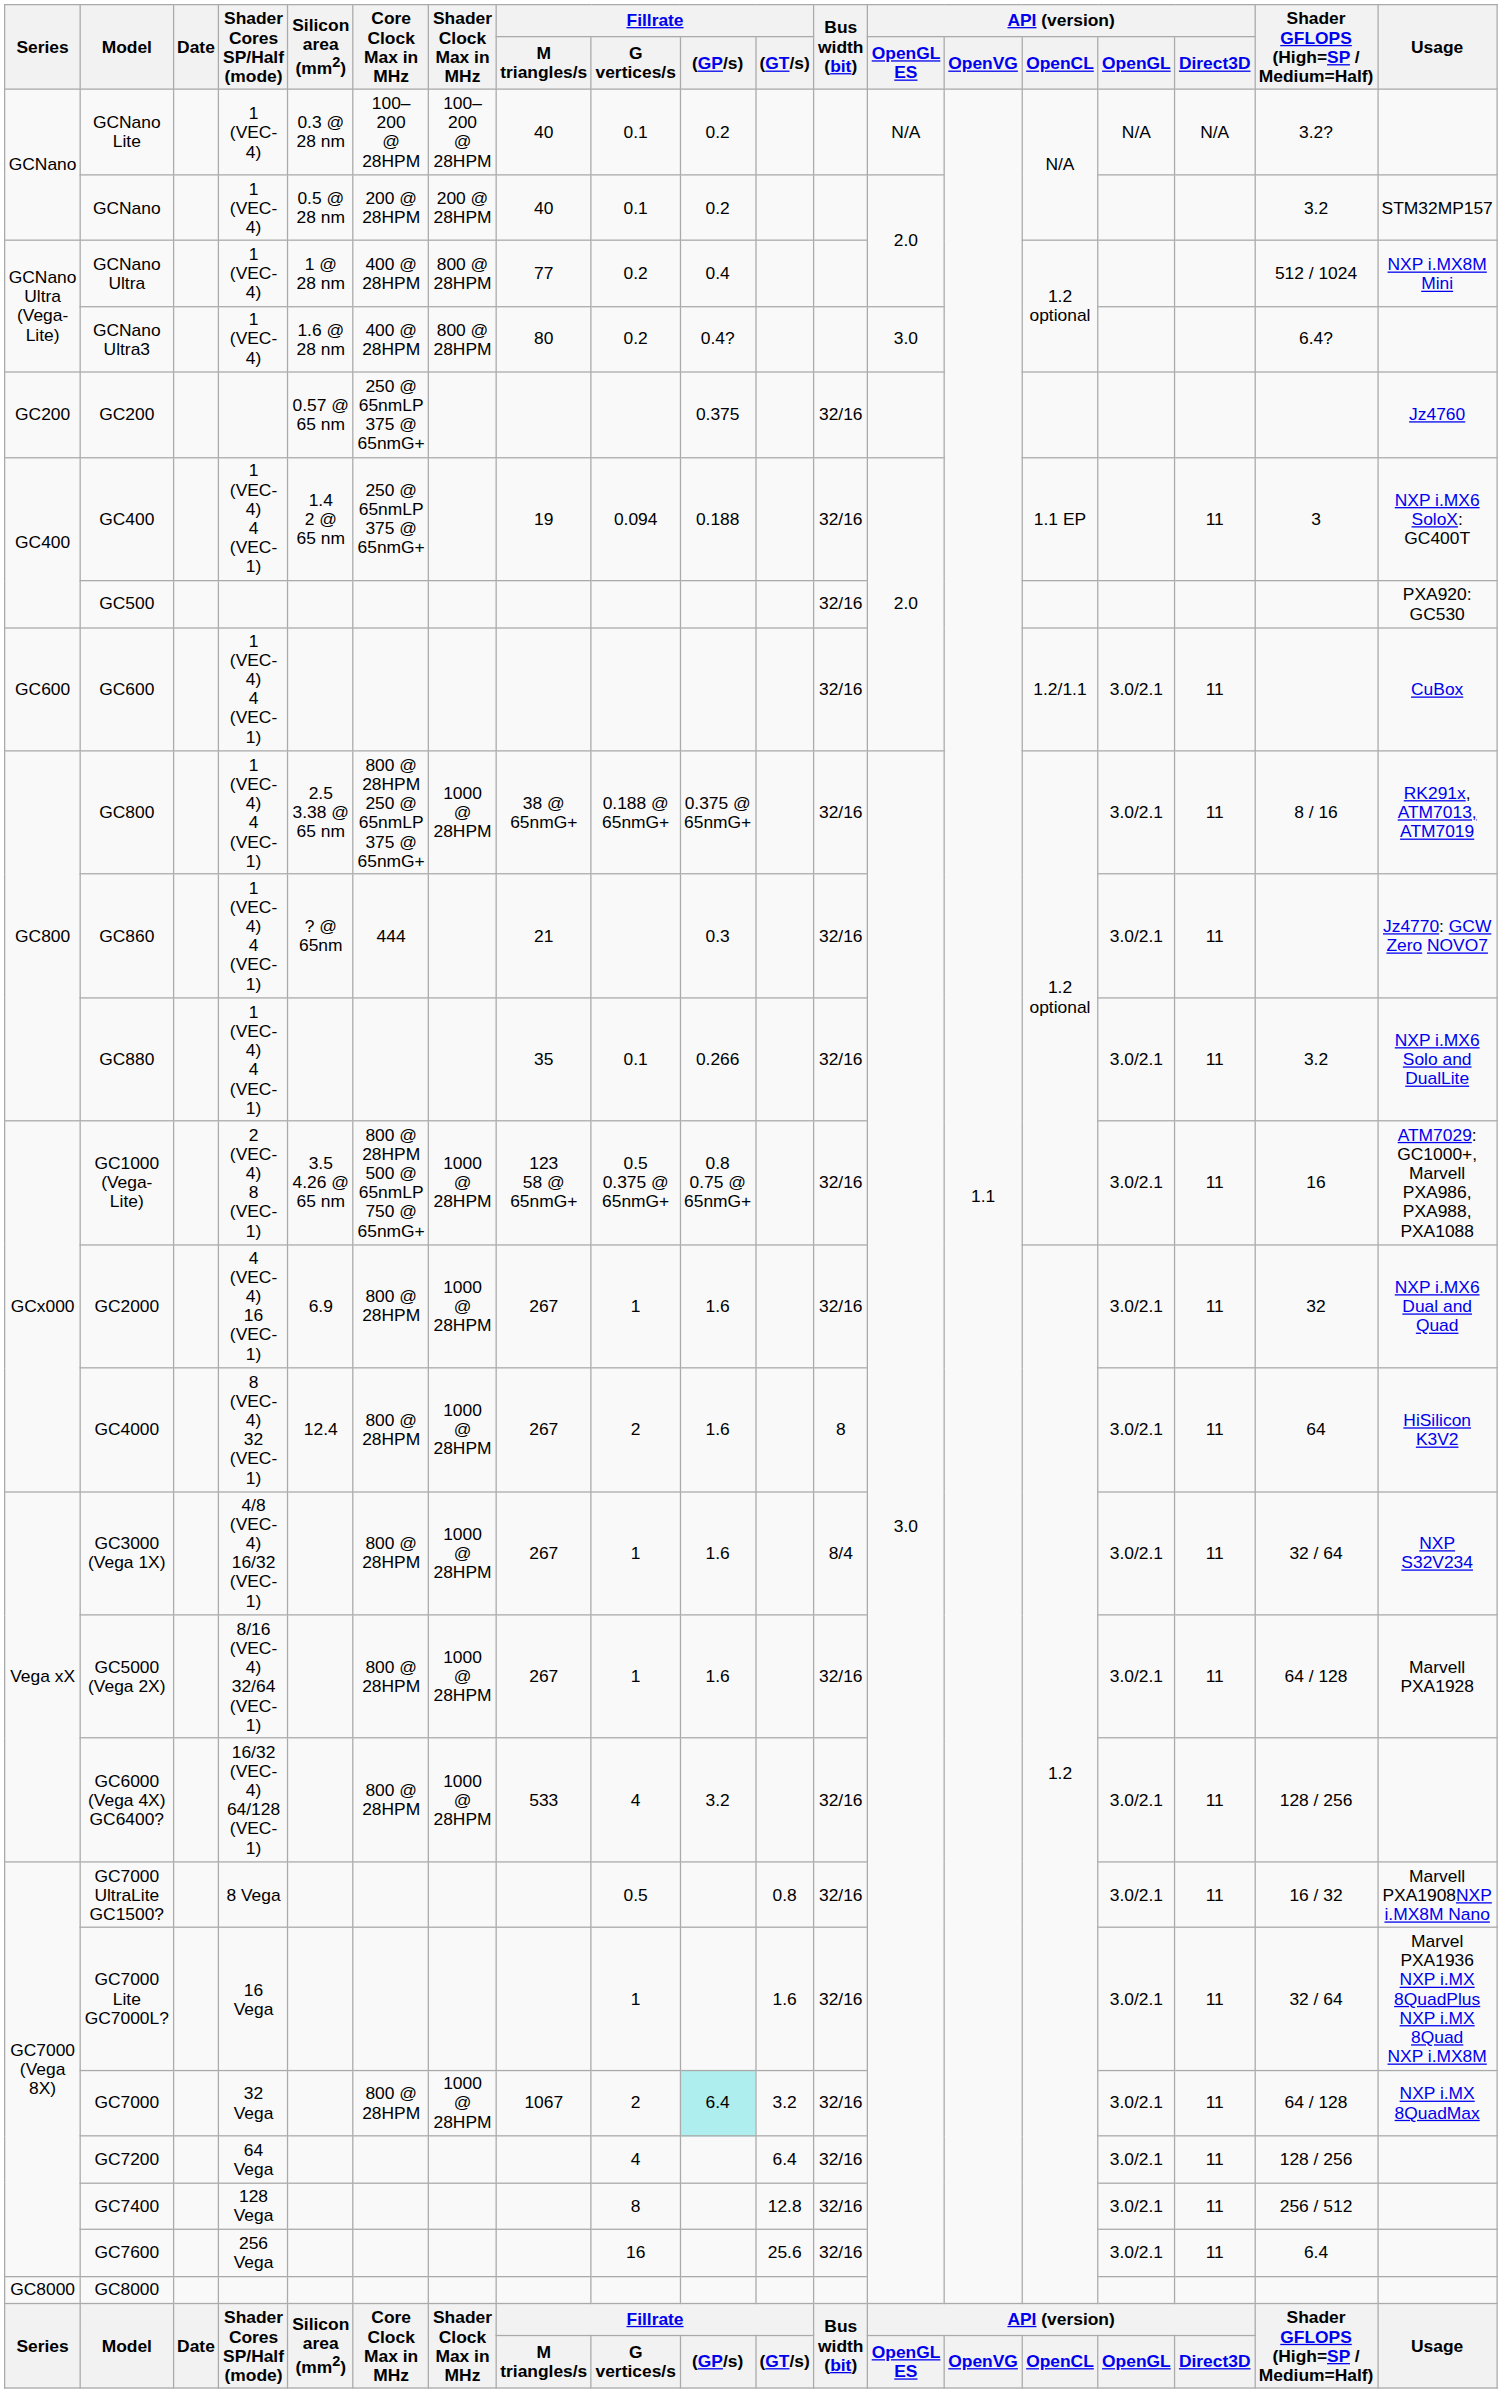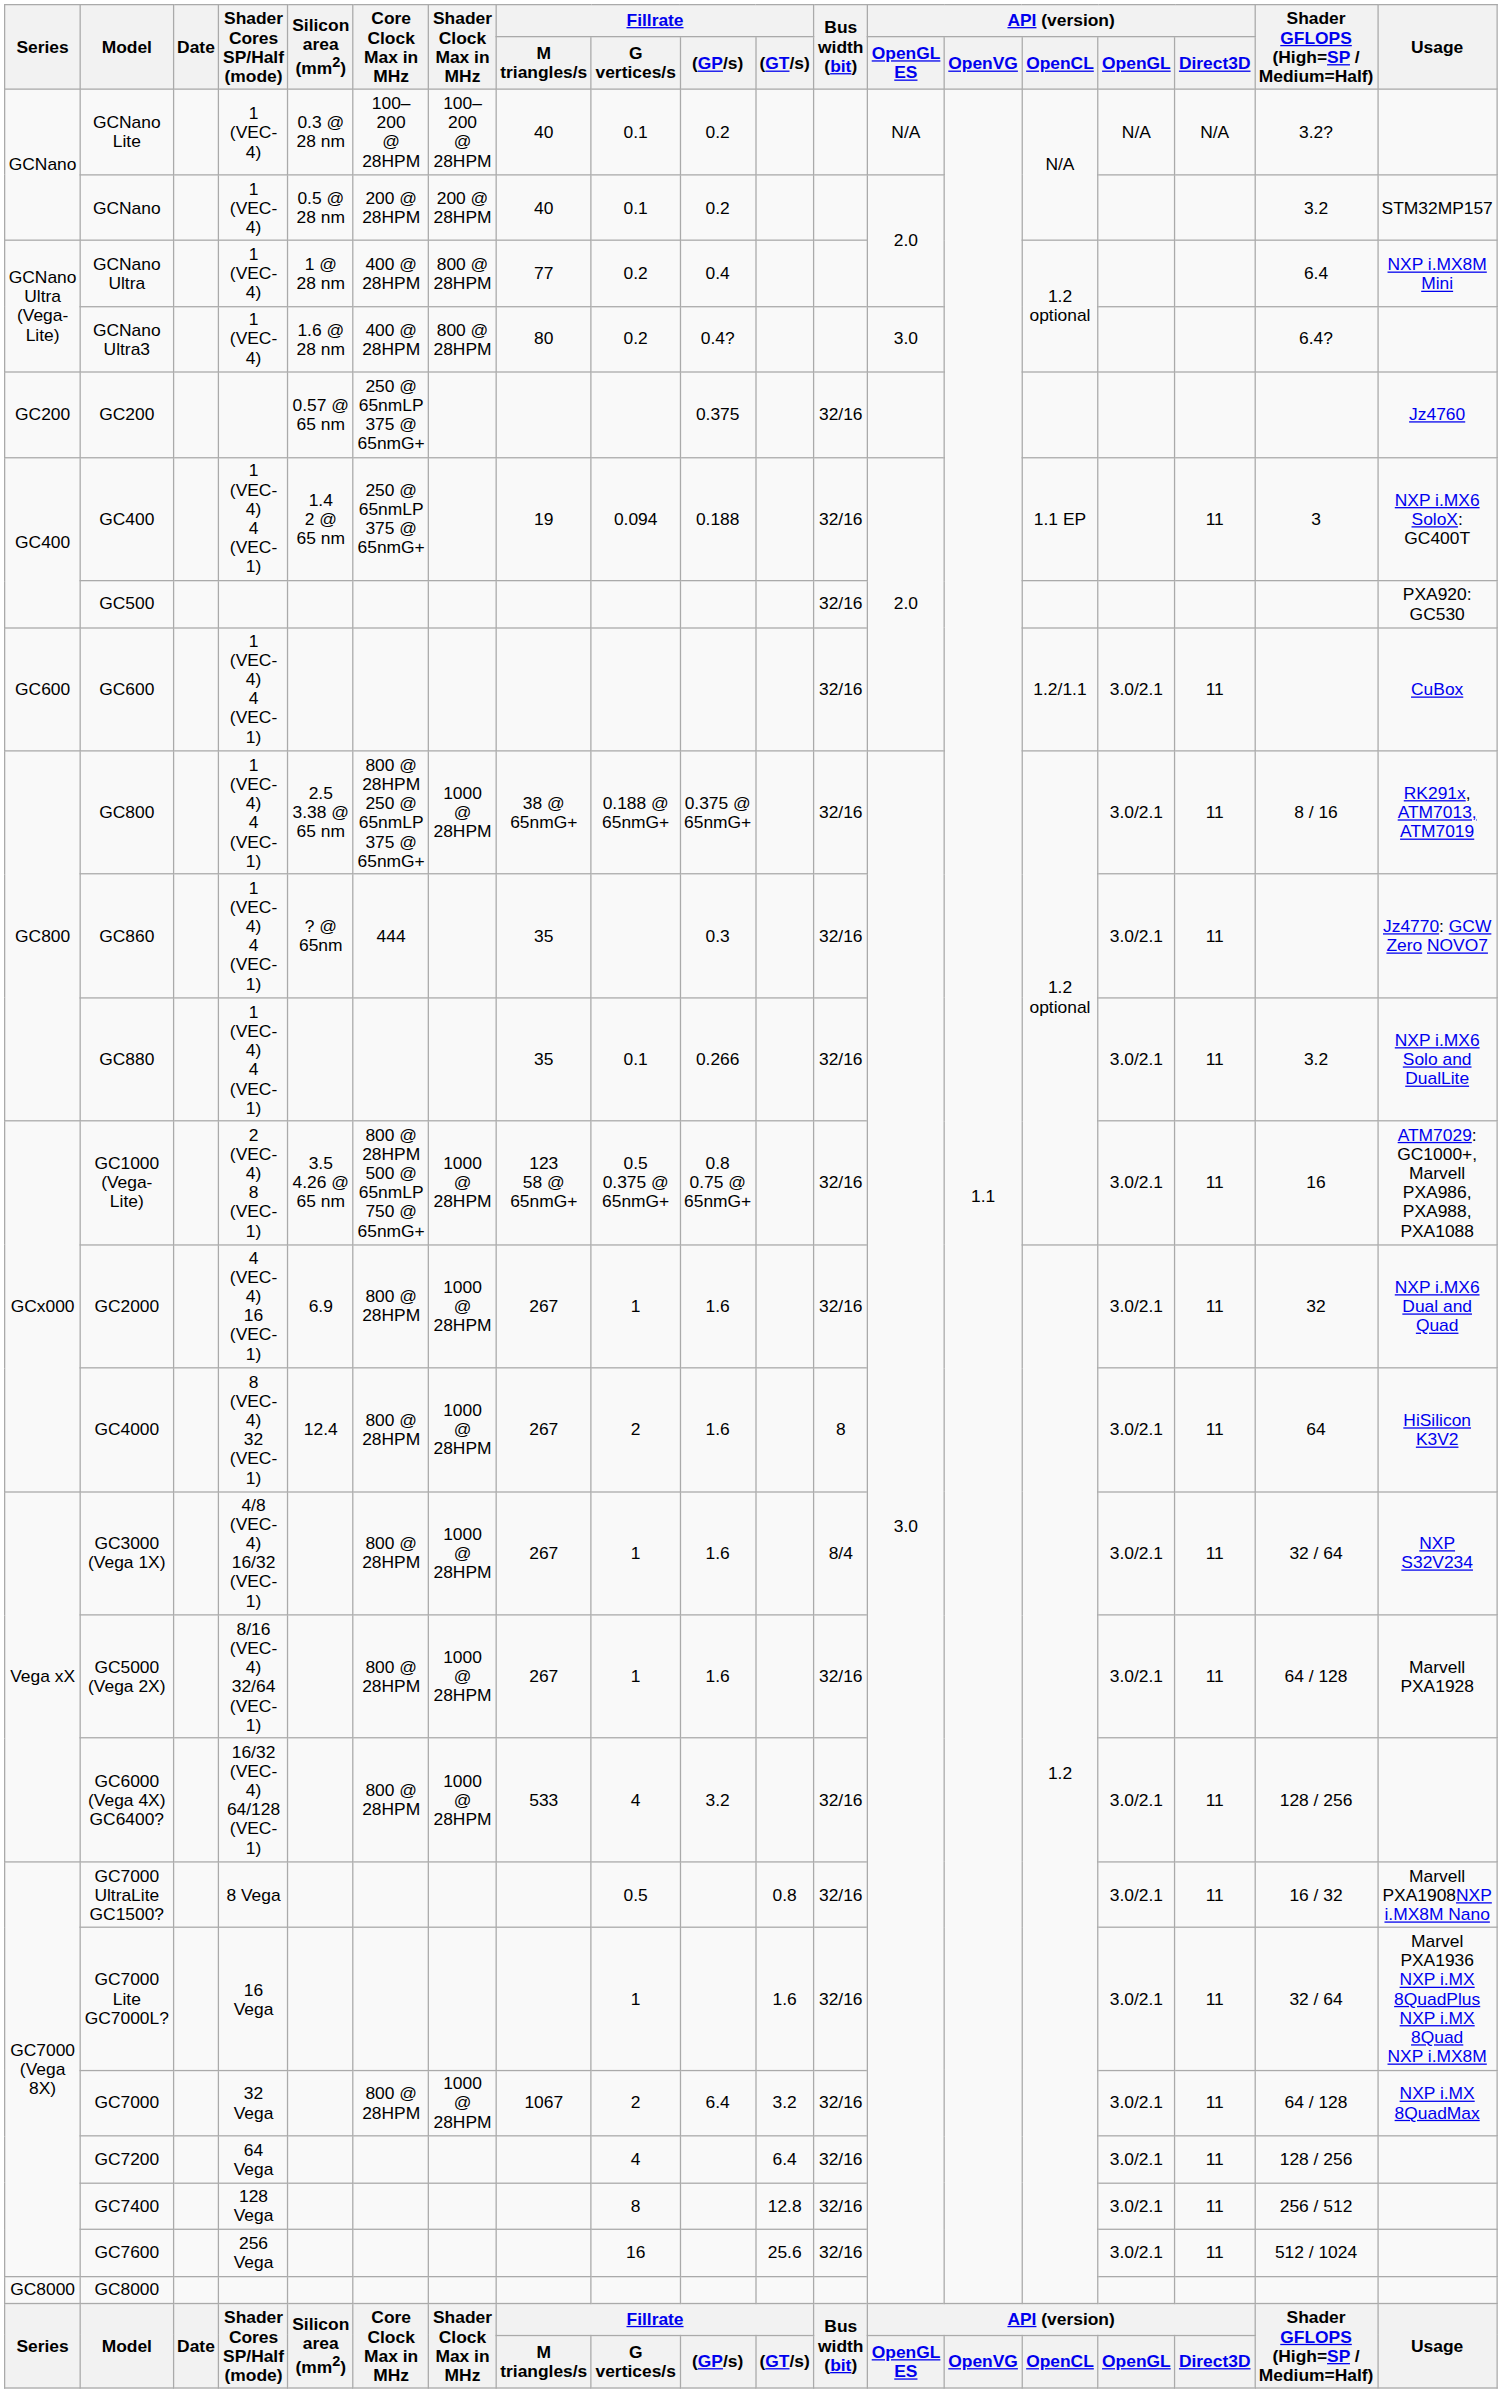(1316, 273) 512 / 1024 -> (1316, 273) 6.4
(544, 936) 21 -> (544, 936) 35
(718, 2103) paleturquoise background -> (718, 2103) no background
(1316, 2252) 6.4 -> (1316, 2252) 512 / 1024
